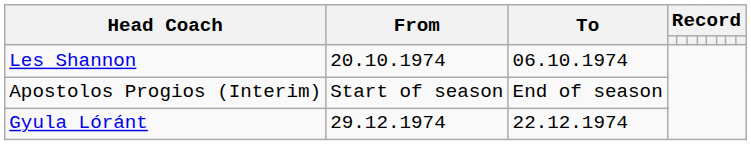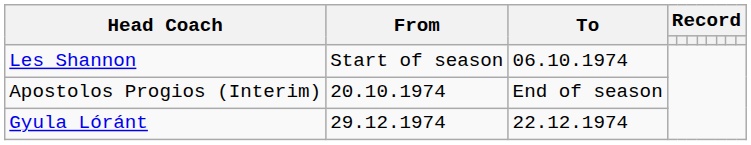(388, 61) 20.10.1974 -> (417, 61) Start of season
(417, 92) Start of season -> (388, 92) 20.10.1974
